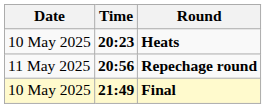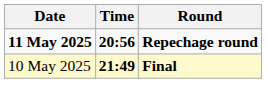- row: (160, 41)
(49, 66) normal -> (50, 41) bold
